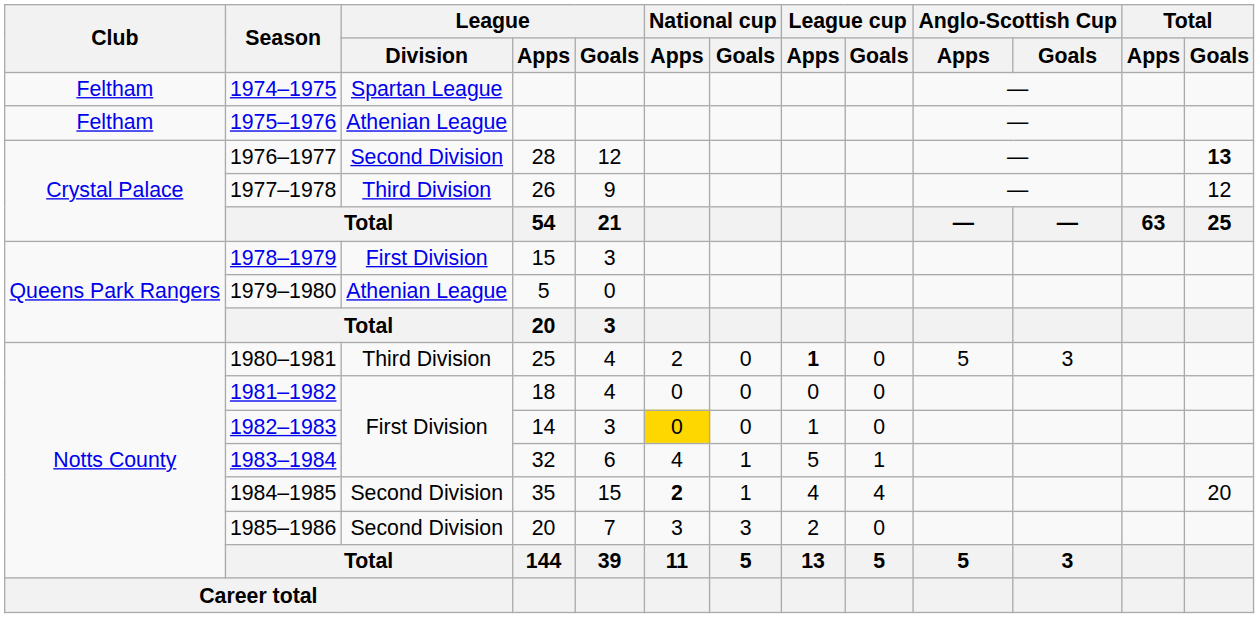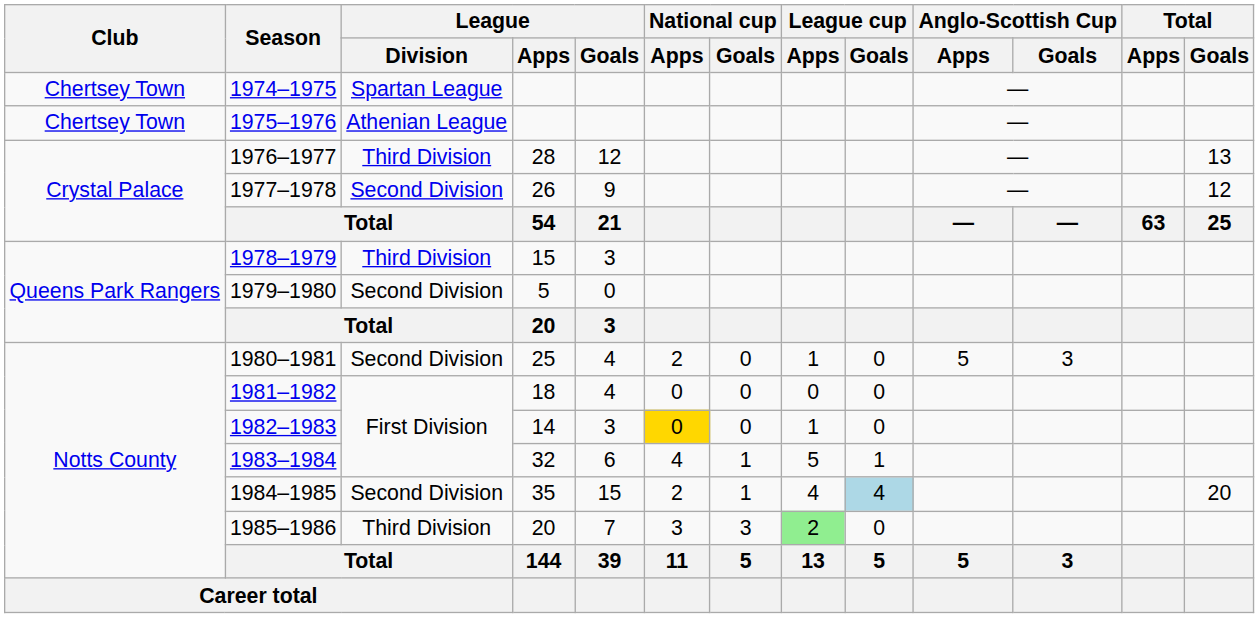(115, 88) Feltham -> (115, 88) Chertsey Town
(115, 122) Feltham -> (115, 122) Chertsey Town
(427, 156) Second Division -> (427, 156) Third Division
(1219, 156) bold -> (1219, 156) normal
(427, 190) Third Division -> (427, 190) Second Division
(427, 257) First Division -> (427, 257) Third Division
(427, 291) Athenian League -> (427, 291) Second Division
(427, 358) Third Division -> (427, 358) Second Division
(813, 358) bold -> (813, 358) normal
(677, 493) bold -> (677, 493) normal
(879, 493) no background -> (879, 493) lightblue background
(427, 527) Second Division -> (427, 527) Third Division
(813, 527) no background -> (813, 527) lightgreen background
